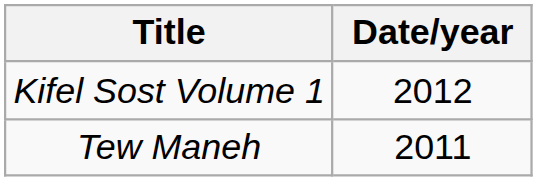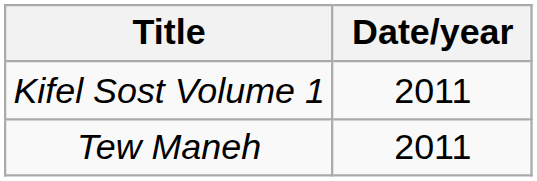(433, 89) 2012 -> (433, 89) 2011
